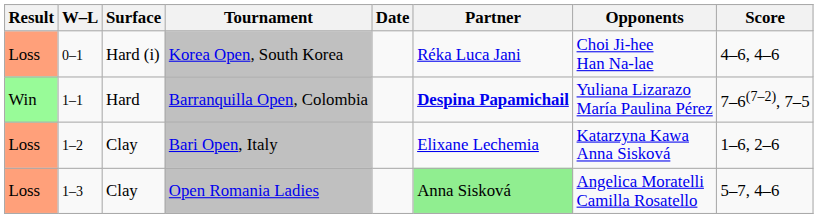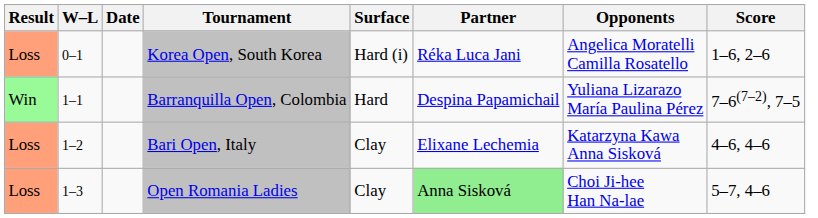columns swapped: (393, 17) <-> (134, 17)
(615, 53) Choi Ji-hee Han Na-lae -> (631, 53) Angelica Moratelli Camilla Rosatello
(750, 53) 4–6, 4–6 -> (741, 53) 1–6, 2–6
(493, 99) bold -> (488, 99) normal
(750, 145) 1–6, 2–6 -> (741, 145) 4–6, 4–6
(640, 190) Angelica Moratelli Camilla Rosatello -> (606, 190) Choi Ji-hee Han Na-lae
